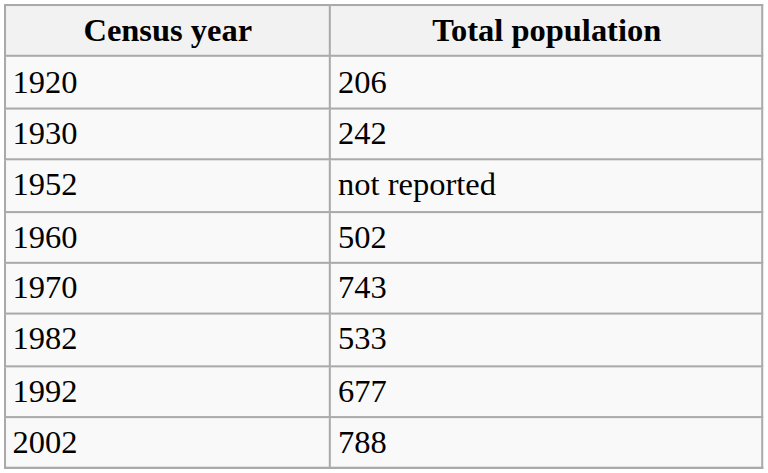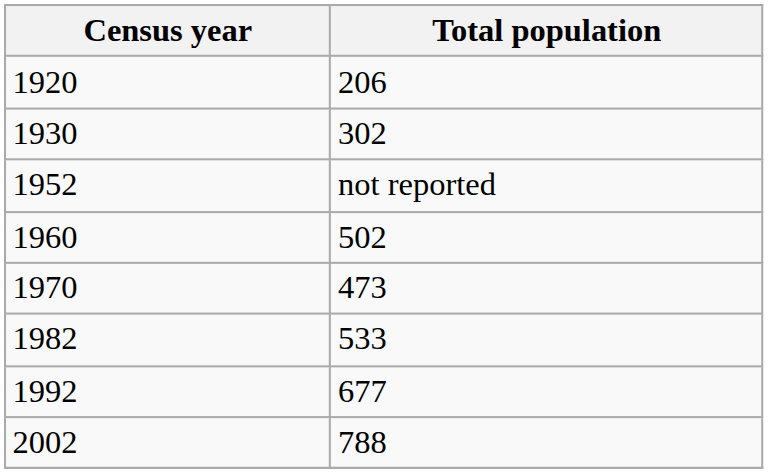(362, 133) 242 -> (362, 133) 302
(362, 287) 743 -> (362, 287) 473
